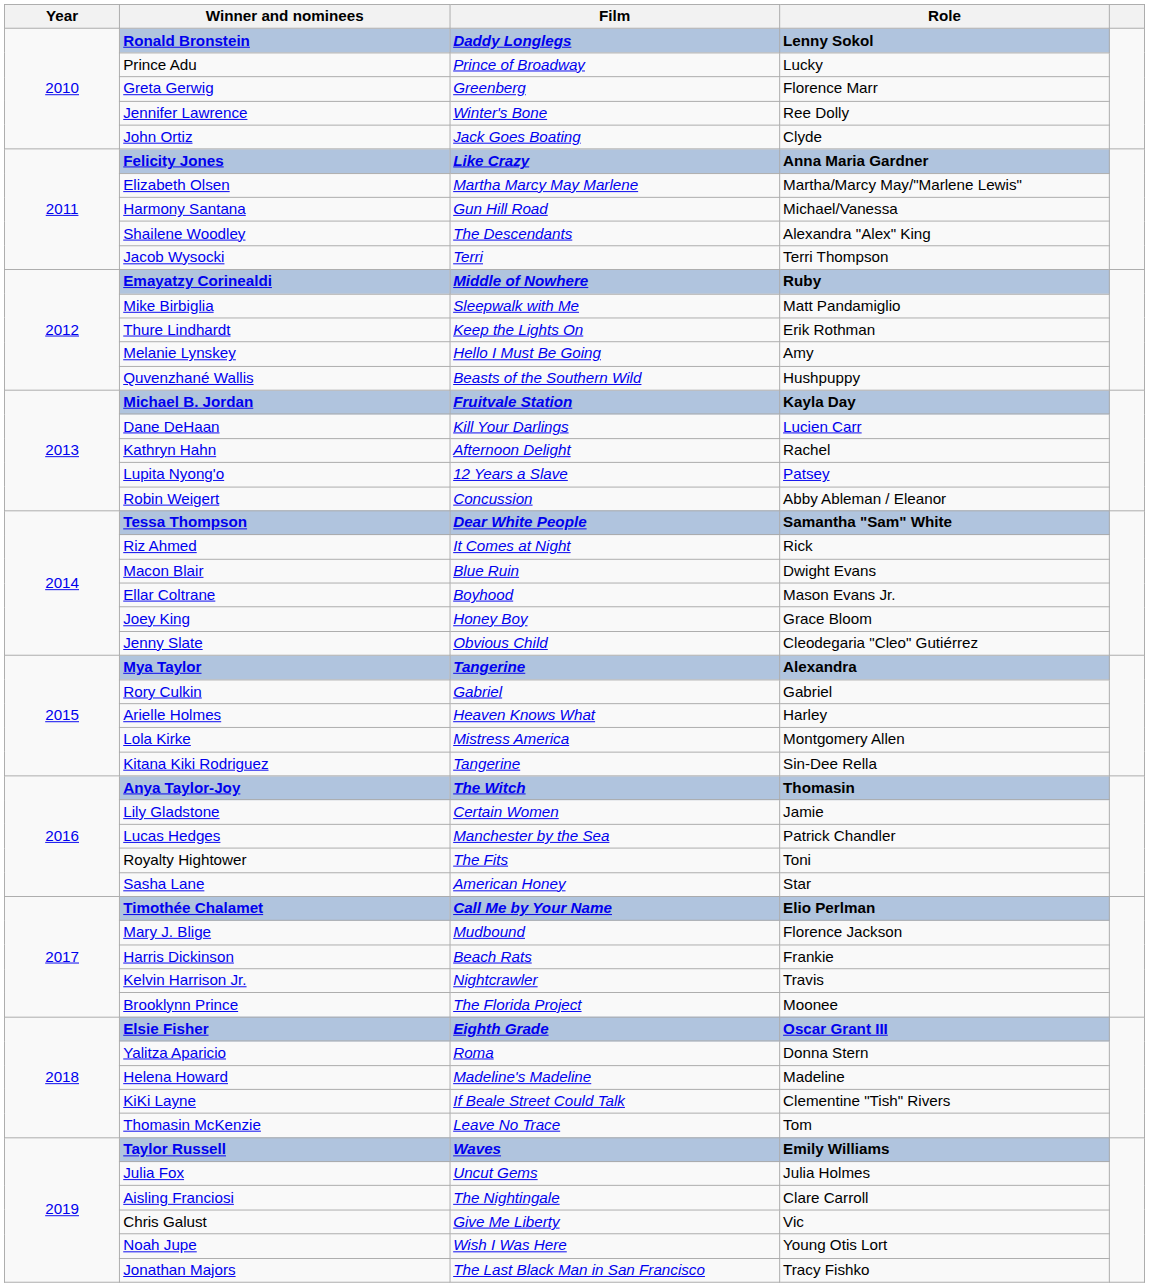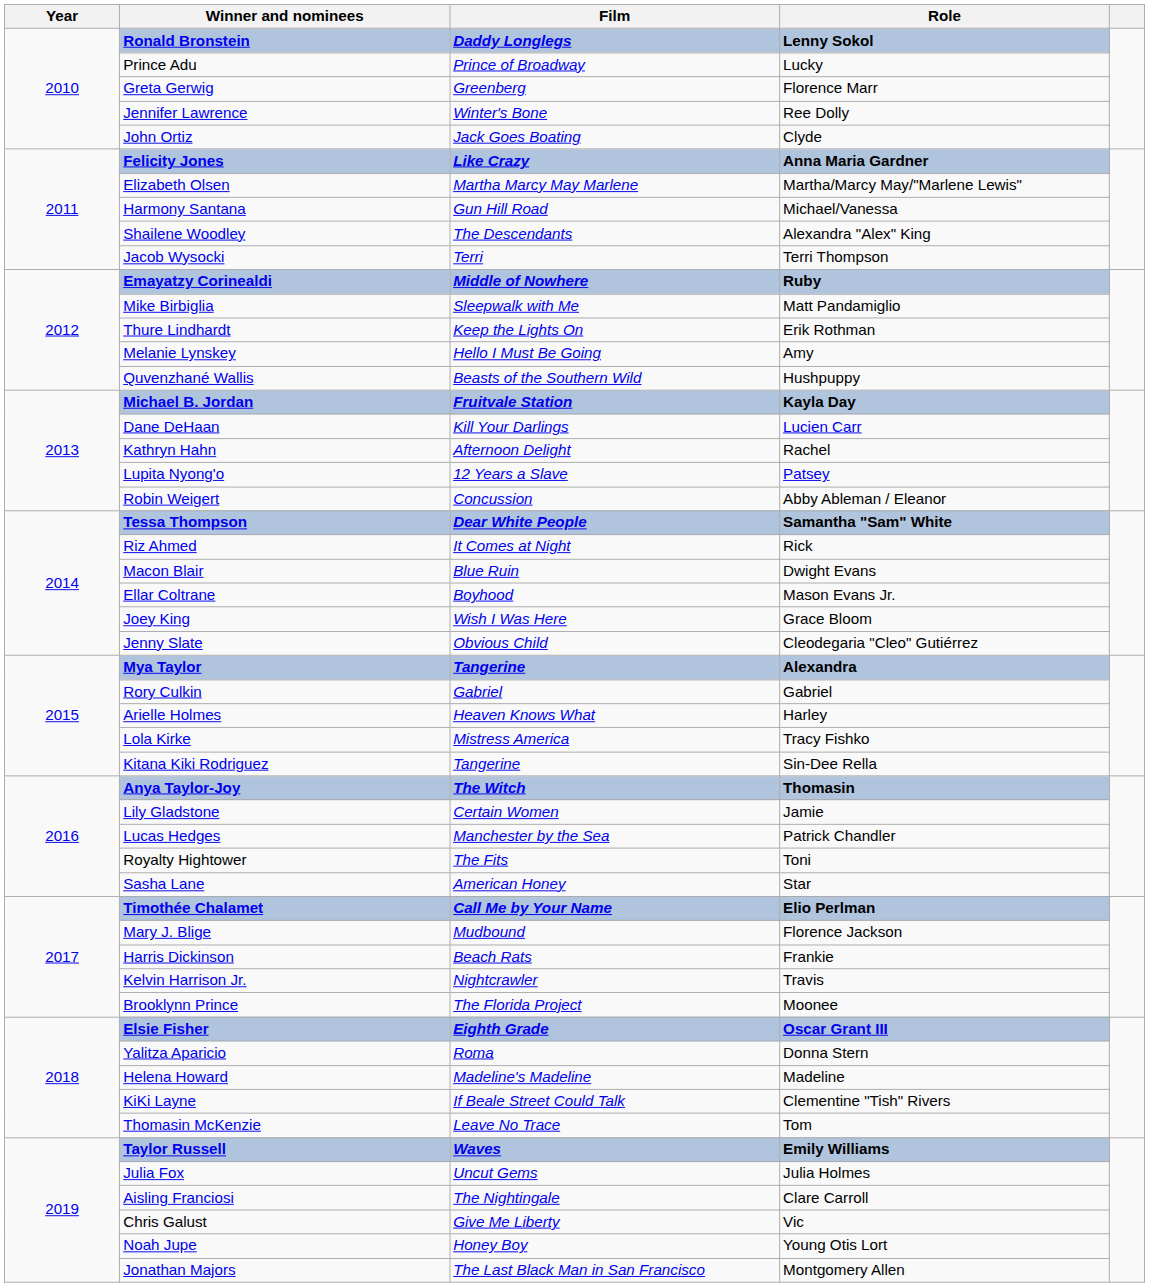(490, 619) Honey Boy -> (510, 619) Wish I Was Here
(844, 739) Montgomery Allen -> (826, 739) Tracy Fishko
(510, 1245) Wish I Was Here -> (490, 1245) Honey Boy
(826, 1270) Tracy Fishko -> (844, 1270) Montgomery Allen
